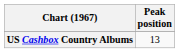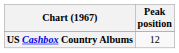(155, 39) 13 -> (155, 39) 12
